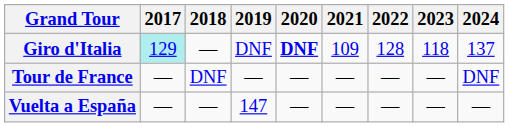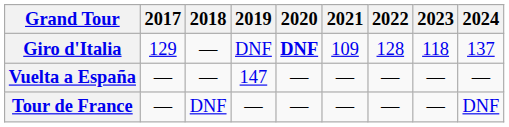(163, 48) paleturquoise background -> (163, 48) no background
rows swapped: (72, 77) <-> (72, 106)
